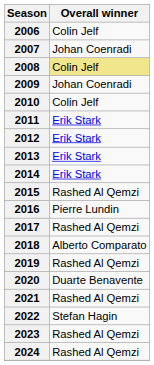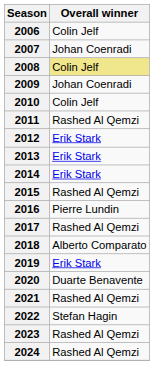(77, 120) Erik Stark -> (96, 120) Rashed Al Qemzi
(96, 263) Rashed Al Qemzi -> (77, 263) Erik Stark
